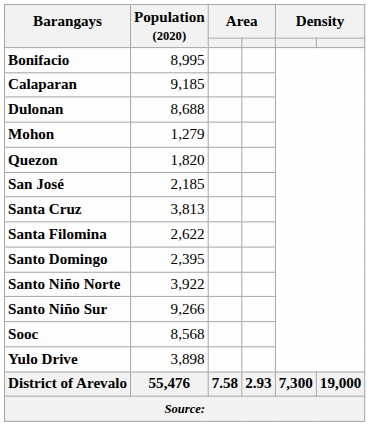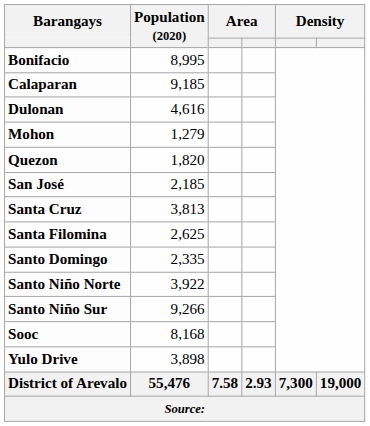(188, 110) 8,688 -> (188, 110) 4,616
(188, 234) 2,622 -> (188, 234) 2,625
(188, 259) 2,395 -> (188, 259) 2,335
(188, 334) 8,568 -> (188, 334) 8,168
